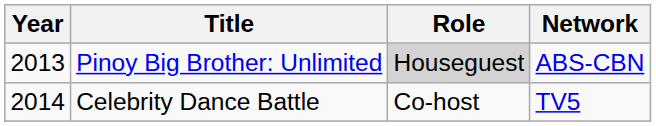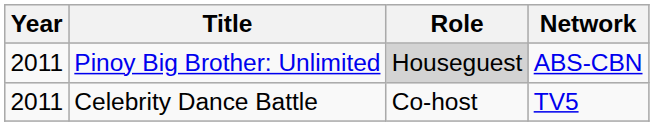(38, 62) 2013 -> (37, 62) 2011
(38, 101) 2014 -> (37, 101) 2011
